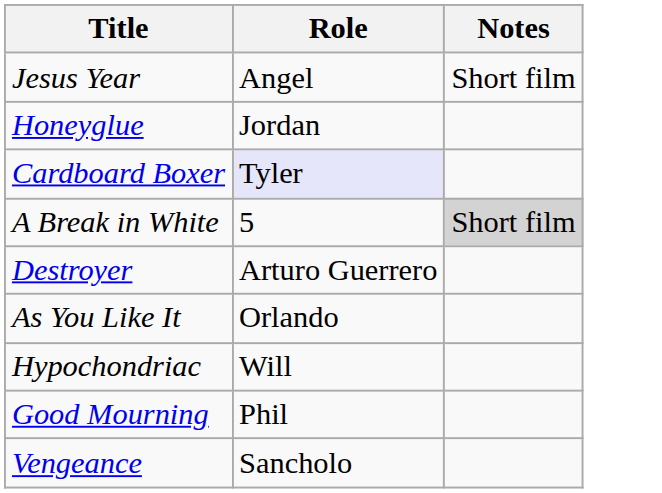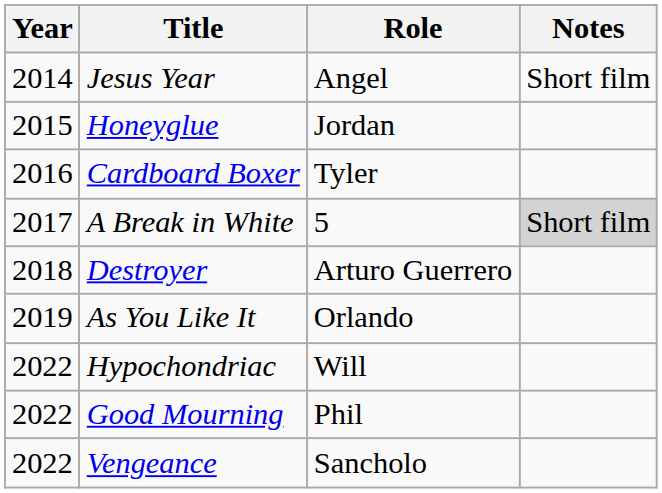+ column: (42, 28)
(271, 173) lavender background -> (346, 173) no background
